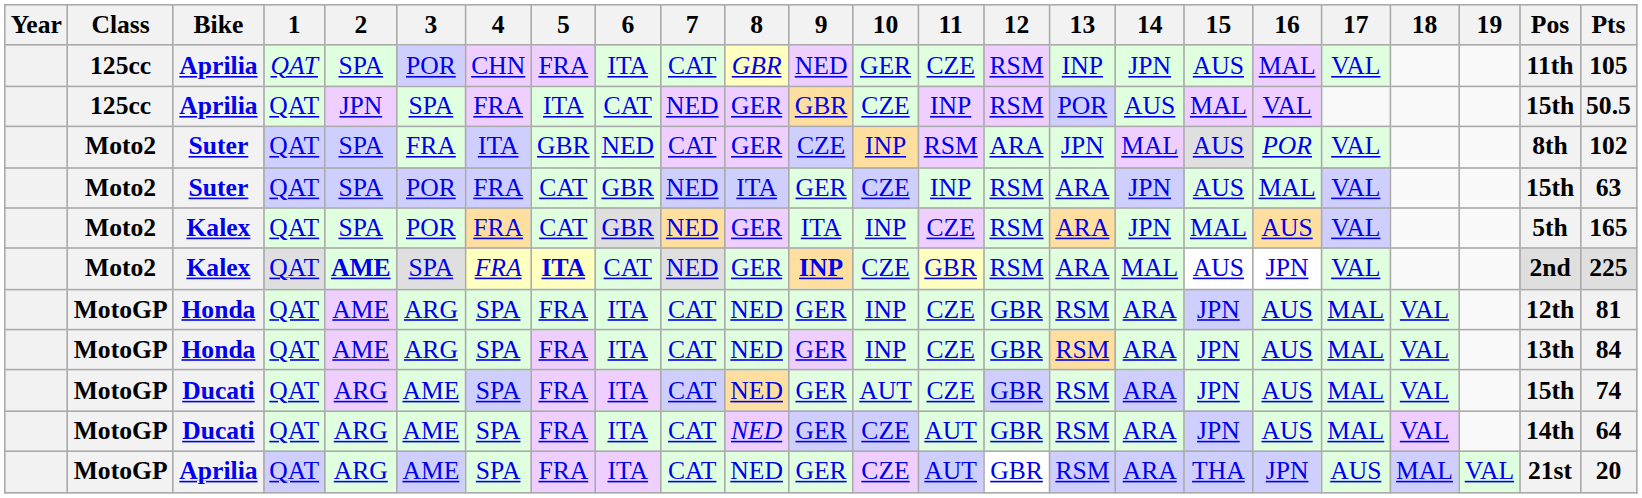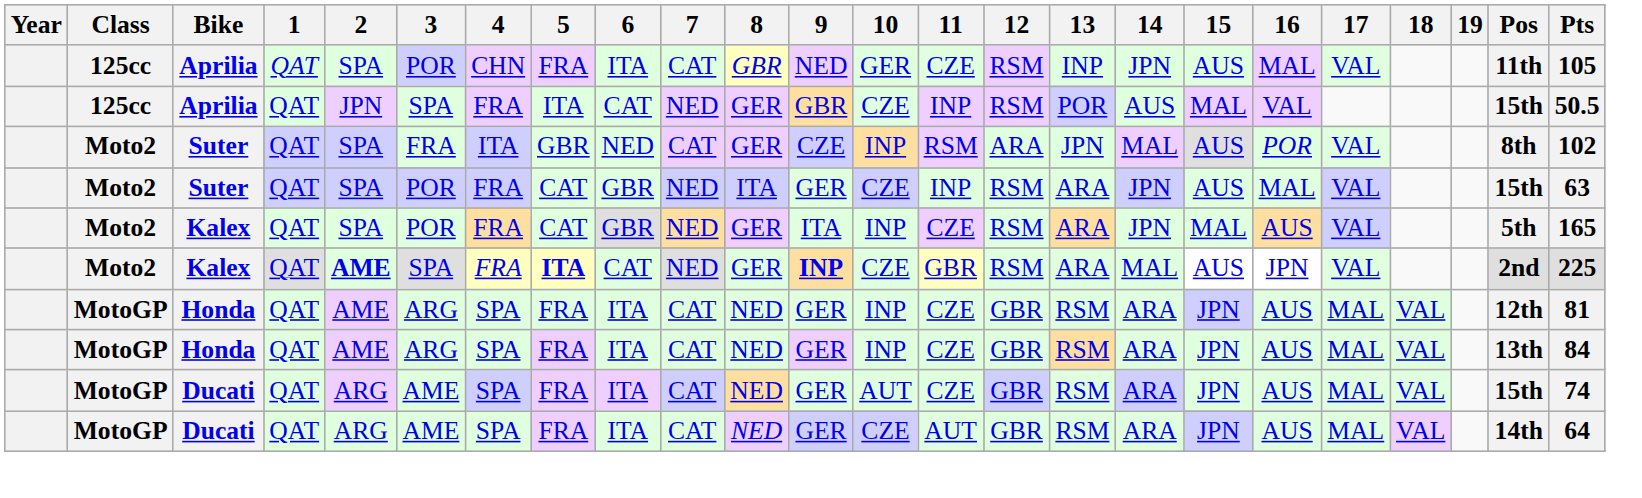- row: (121, 471)
